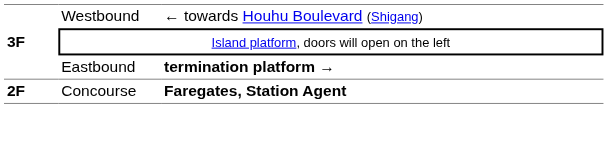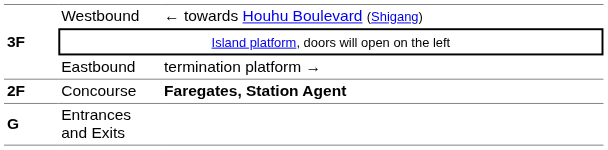(249, 67) bold -> (243, 67) normal
+ row: (96, 124)
